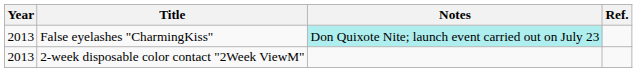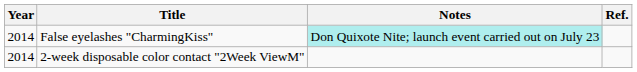(21, 36) 2013 -> (21, 36) 2014
(21, 57) 2013 -> (21, 57) 2014
